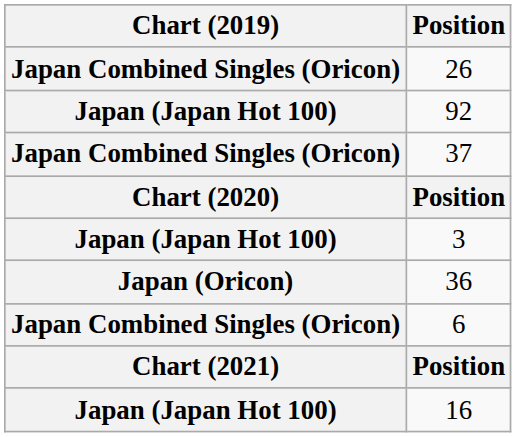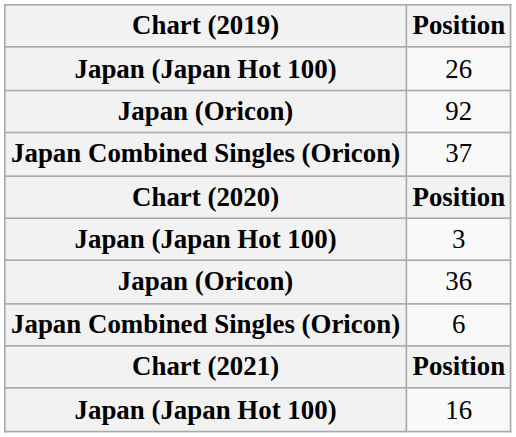(206, 68) Japan Combined Singles (Oricon) -> (206, 68) Japan (Japan Hot 100)
(206, 111) Japan (Japan Hot 100) -> (206, 111) Japan (Oricon)
